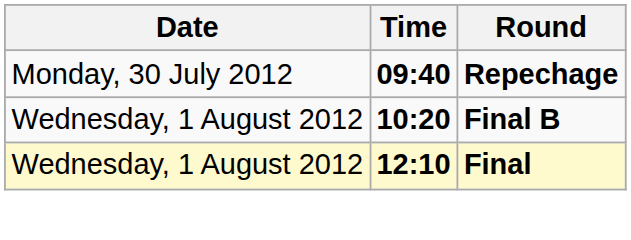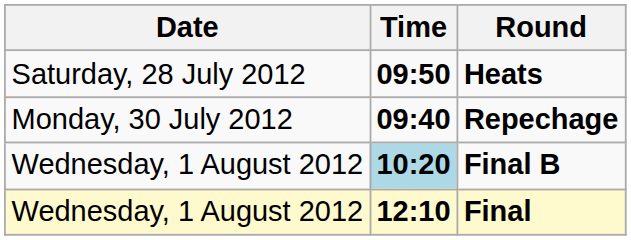+ row: (503, 73)
(413, 119) no background -> (413, 165) lightblue background
